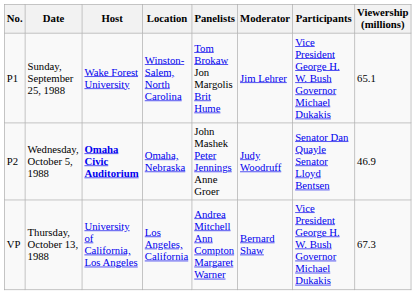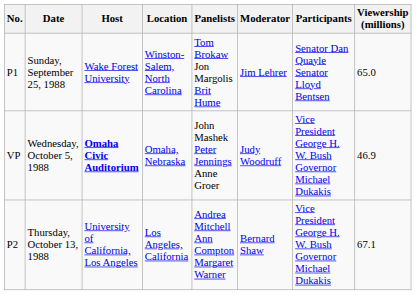(317, 78) Vice President George H. W. Bush Governor Michael Dukakis -> (322, 72) Senator Dan Quayle Senator Lloyd Bentsen
(366, 78) 65.1 -> (366, 72) 65.0
(12, 161) P2 -> (14, 155) VP
(322, 161) Senator Dan Quayle Senator Lloyd Bentsen -> (317, 155) Vice President George H. W. Bush Governor Michael Dukakis
(14, 244) VP -> (12, 244) P2
(366, 244) 67.3 -> (366, 244) 67.1
